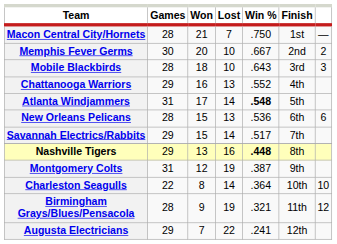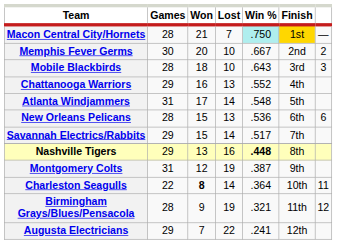(261, 34) no background -> (261, 34) paleturquoise background
(297, 34) no background -> (297, 34) gold background
(261, 101) bold -> (261, 101) normal
(202, 185) normal -> (202, 185) bold
(323, 185) 10 -> (323, 185) 11
